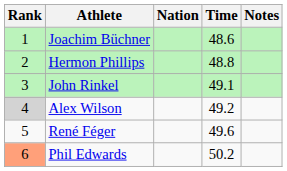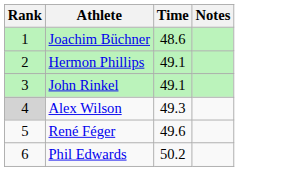- column: (178, 16)
(222, 62) 48.8 -> (173, 62) 49.1
(222, 108) 49.2 -> (173, 108) 49.3
(25, 154) lightsalmon background -> (25, 154) no background
